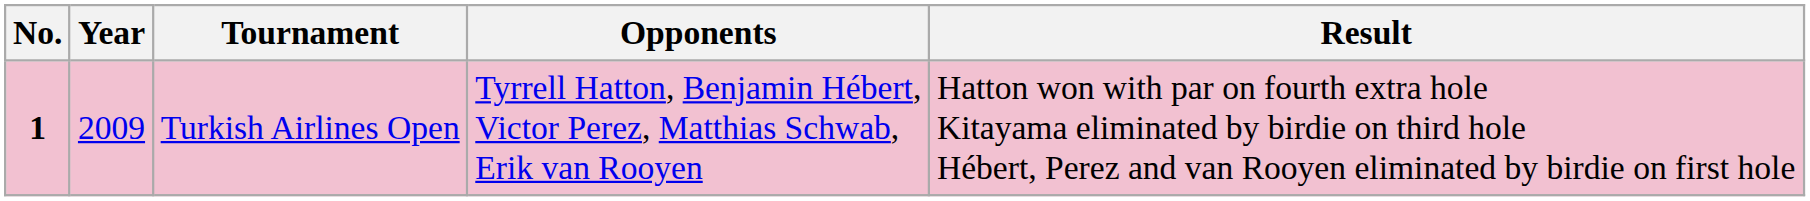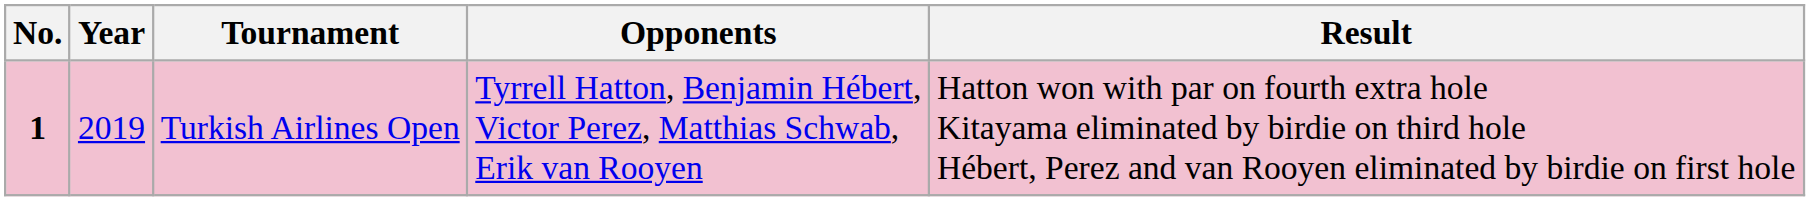(111, 127) 2009 -> (111, 127) 2019
